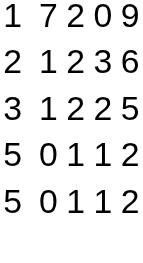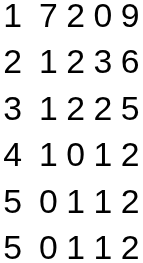+ row: (13, 155)
